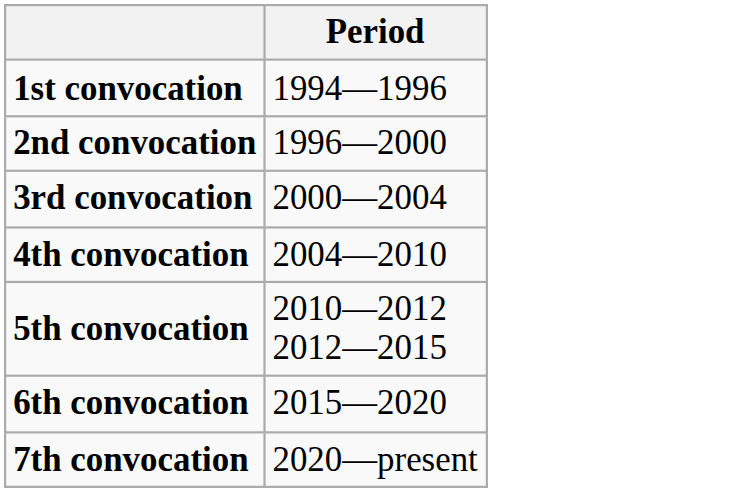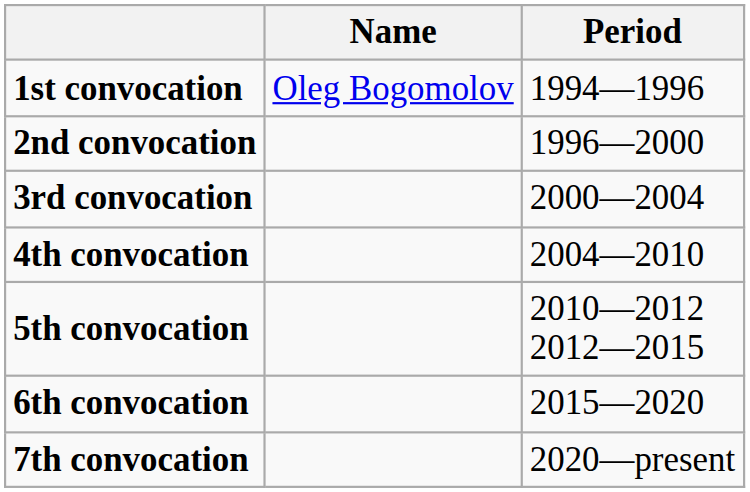+ column: (393, 32)
